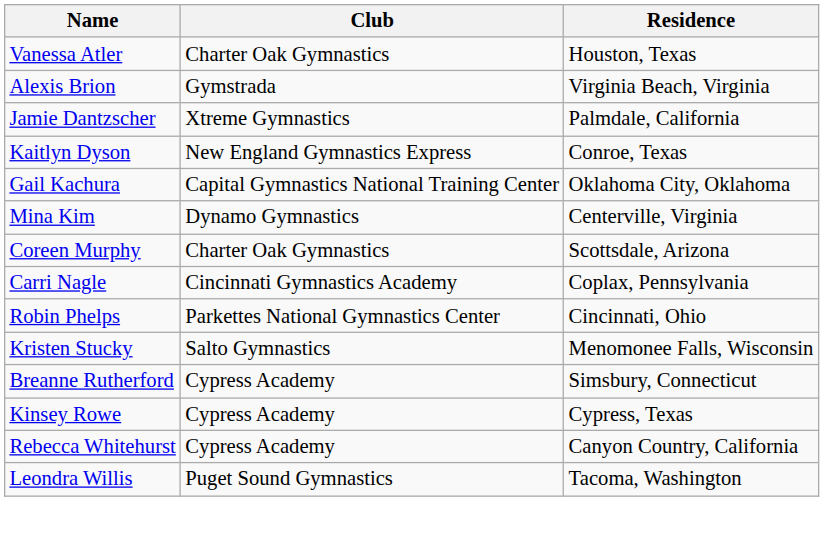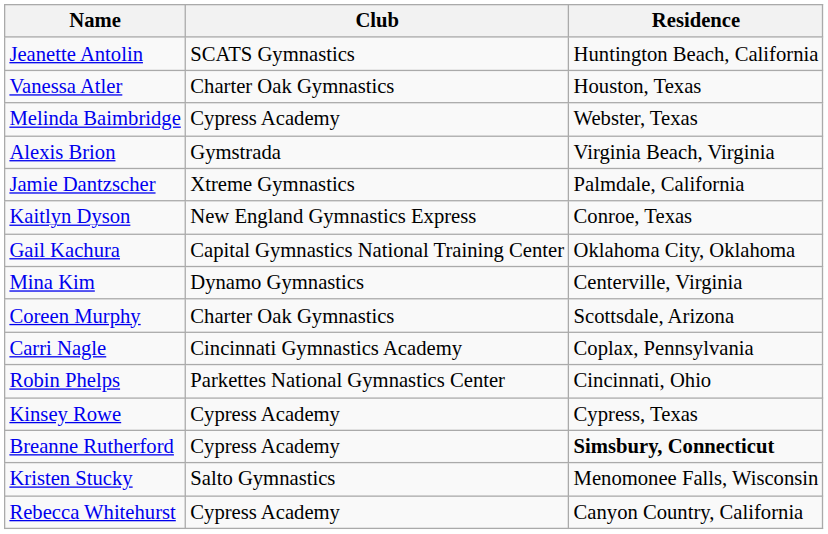+ row: (76, 53)
+ row: (95, 119)
rows swapped: (65, 413) <-> (71, 348)
(663, 380) normal -> (674, 446) bold
- row: (71, 479)
